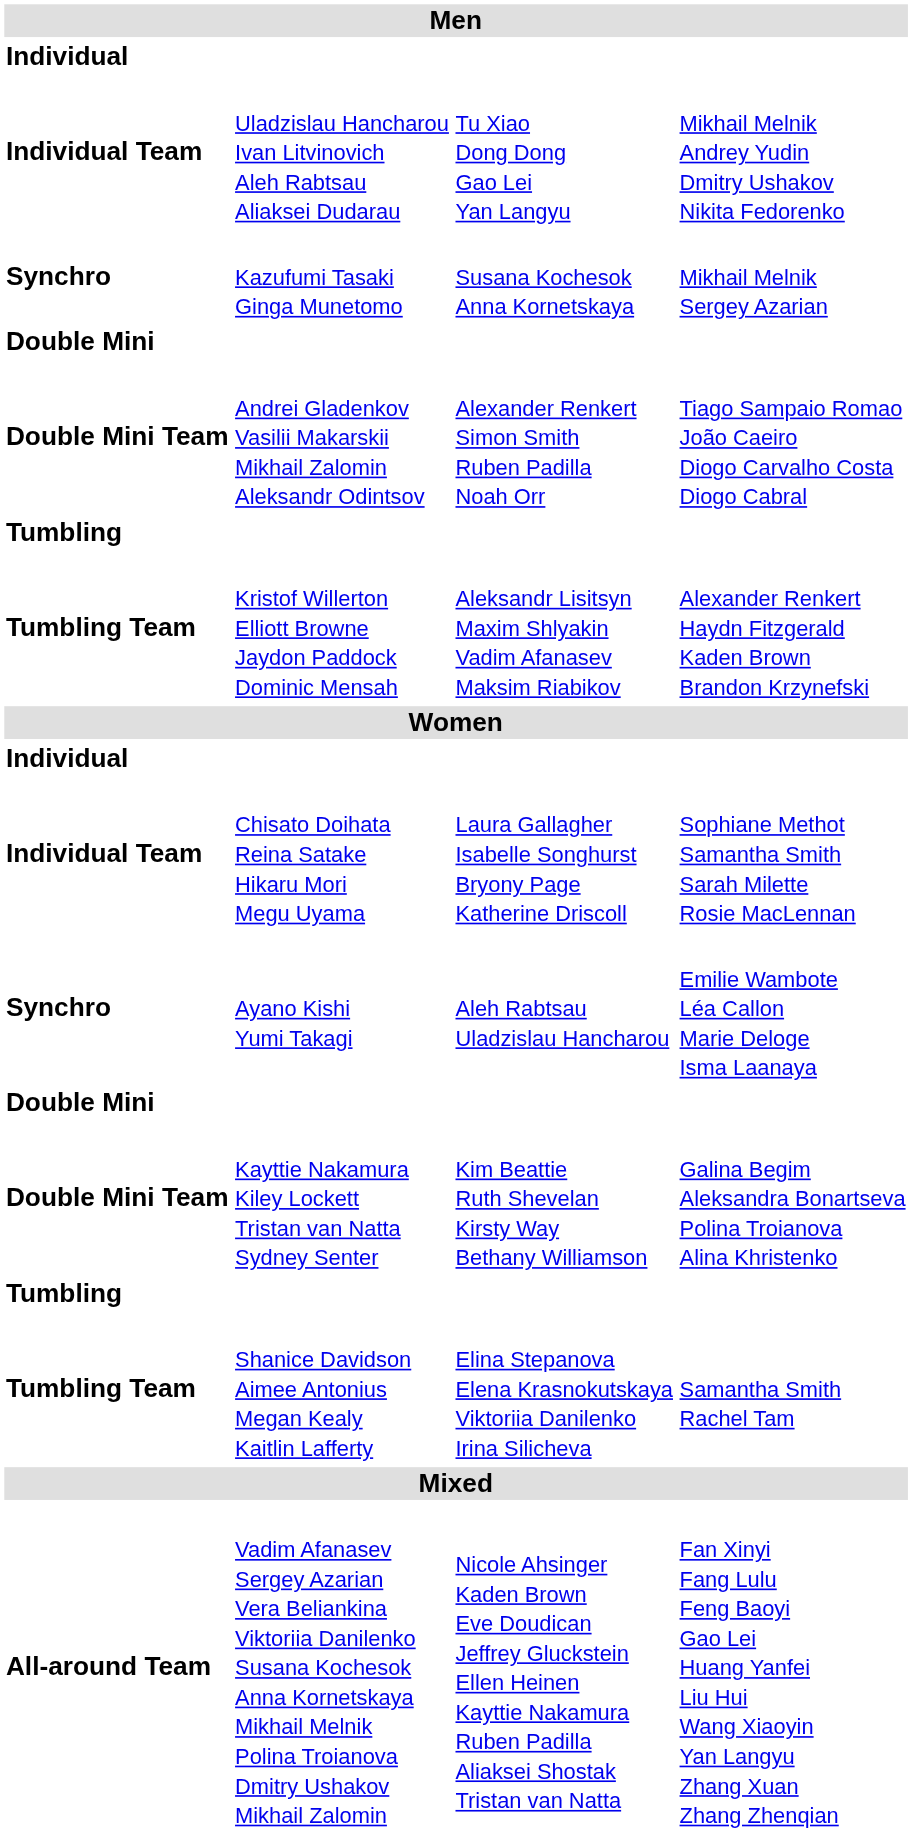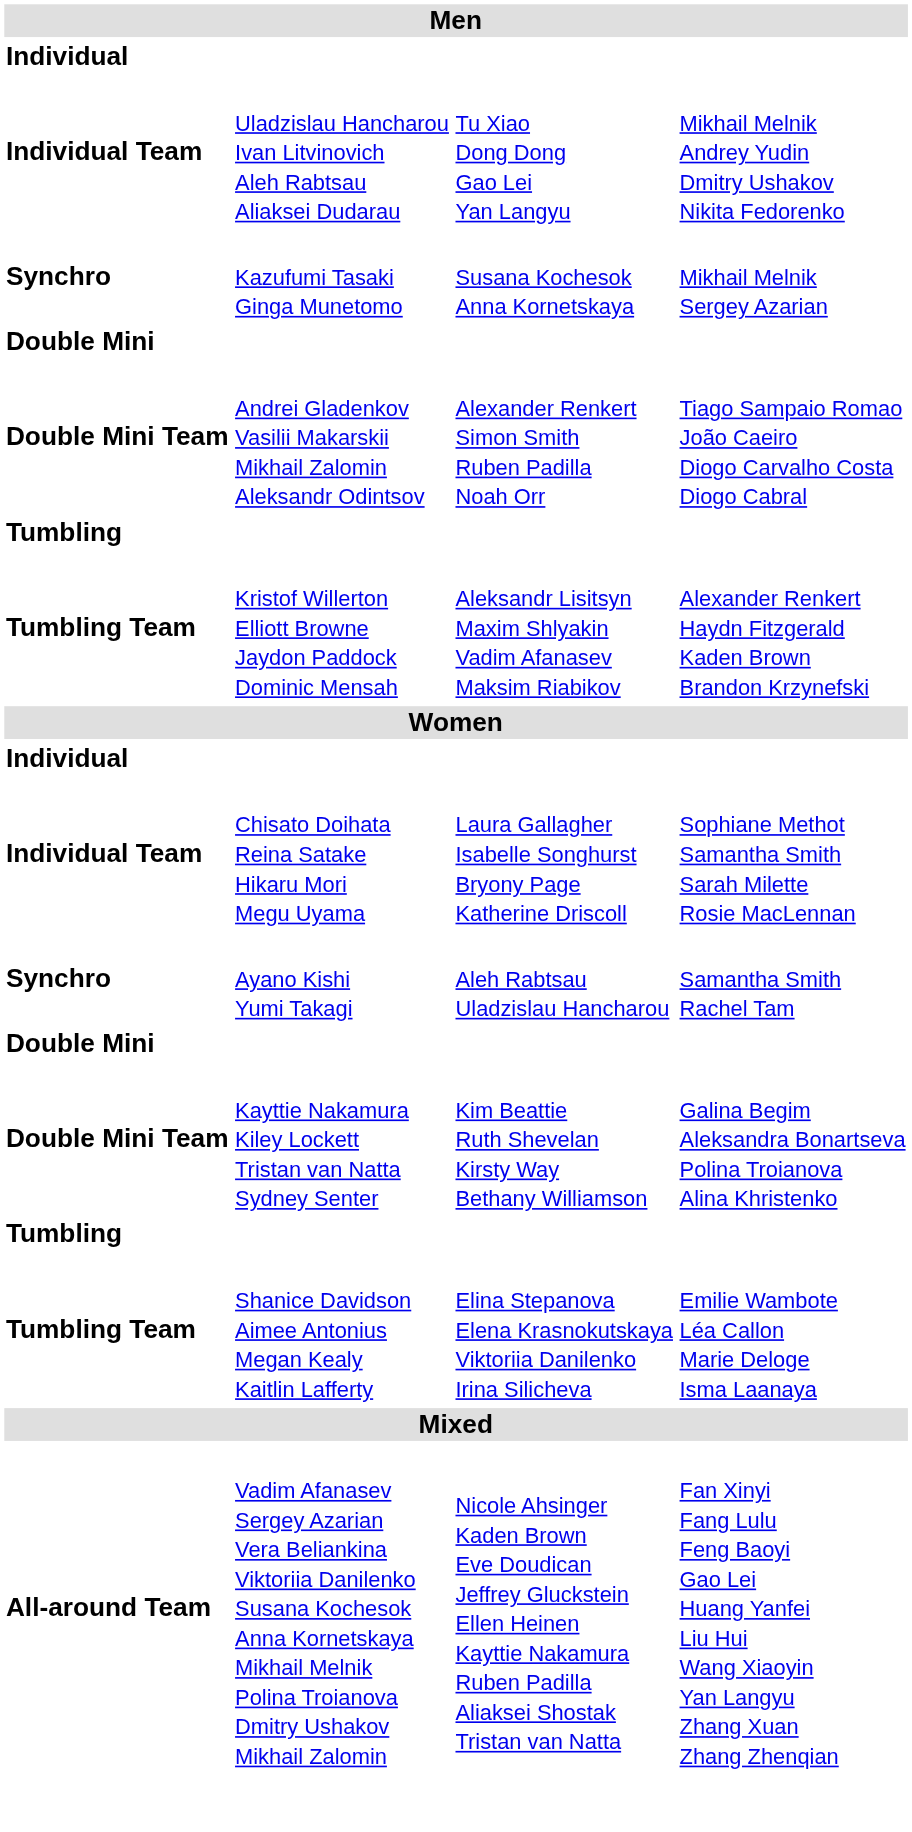(759, 1024) Emilie Wambote Léa Callon Marie Deloge Isma Laanaya -> (760, 994) Samantha Smith Rachel Tam
(760, 1404) Samantha Smith Rachel Tam -> (759, 1345) Emilie Wambote Léa Callon Marie Deloge Isma Laanaya
